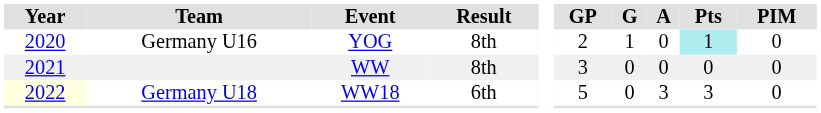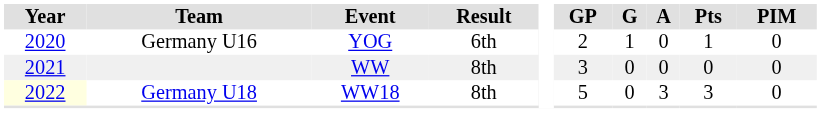(484, 41) 8th -> (484, 41) 6th
(708, 41) paleturquoise background -> (708, 41) no background
(484, 92) 6th -> (484, 92) 8th
